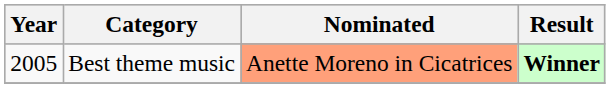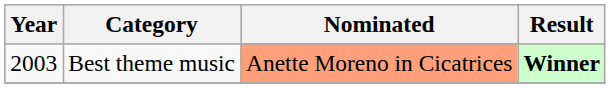(34, 62) 2005 -> (34, 62) 2003
